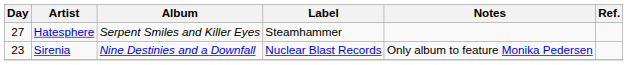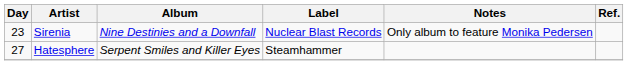rows swapped: (52, 50) <-> (64, 32)
